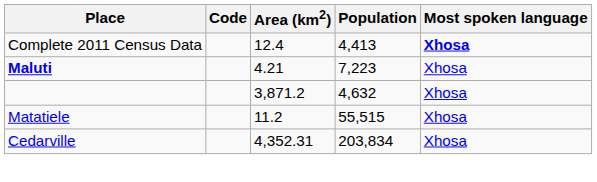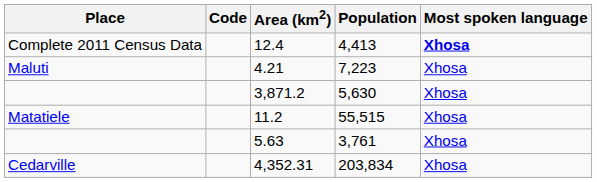(30, 68) bold -> (28, 68) normal
(357, 92) 4,632 -> (357, 92) 5,630
+ row: (269, 141)
